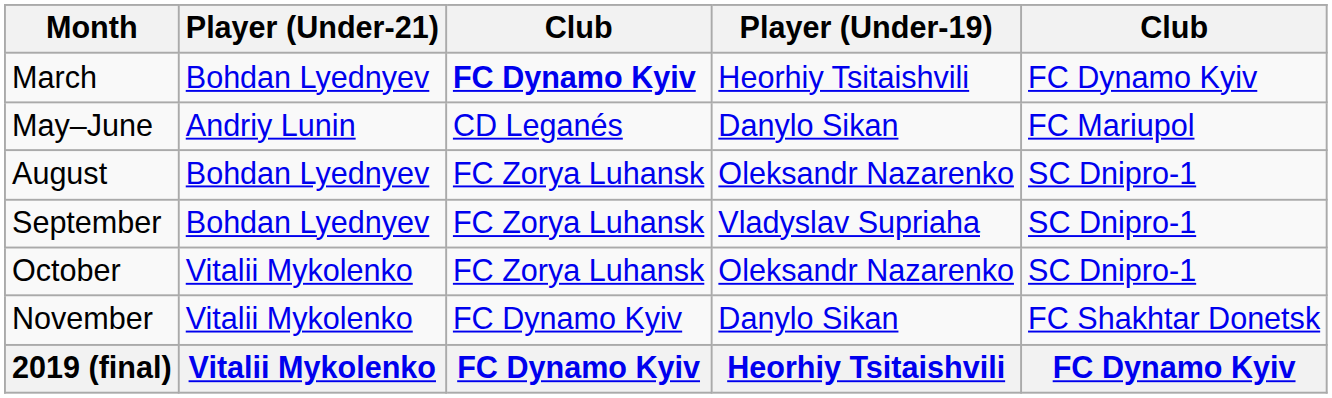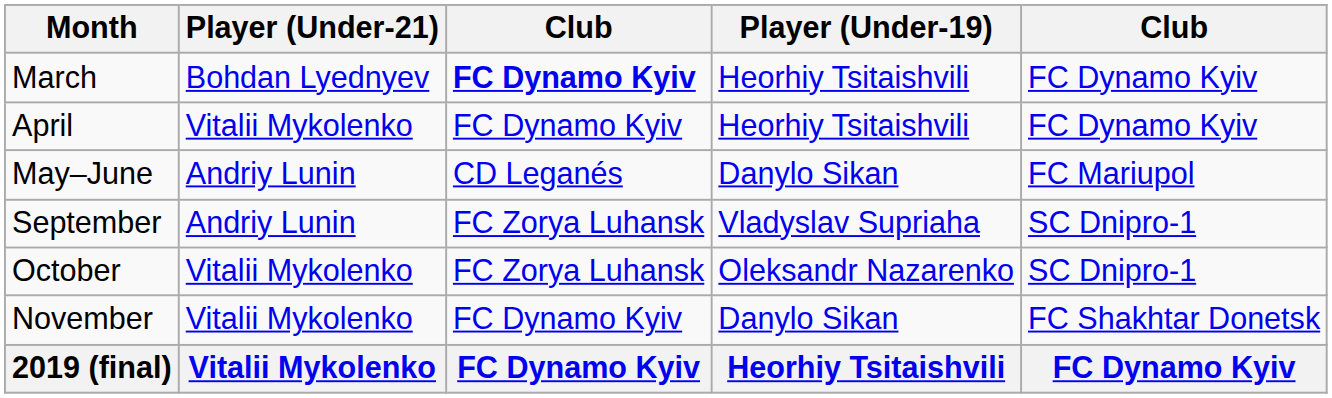+ row: (43, 125)
- row: (60, 174)
(308, 222) Bohdan Lyednyev -> (271, 222) Andriy Lunin
